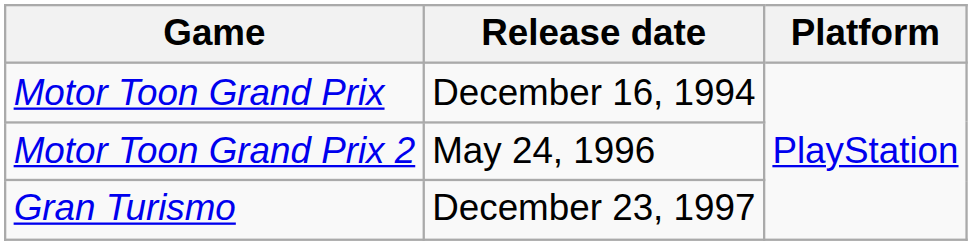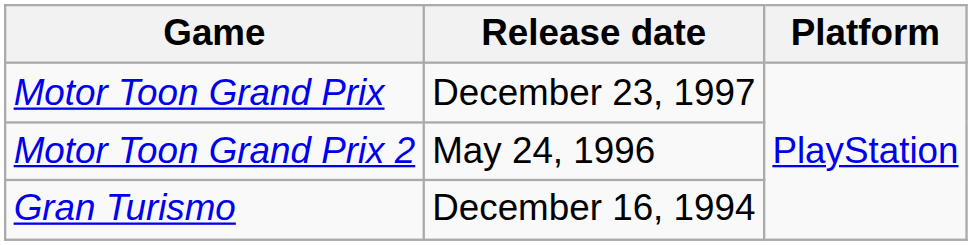(594, 92) December 16, 1994 -> (594, 92) December 23, 1997
(594, 208) December 23, 1997 -> (594, 208) December 16, 1994
